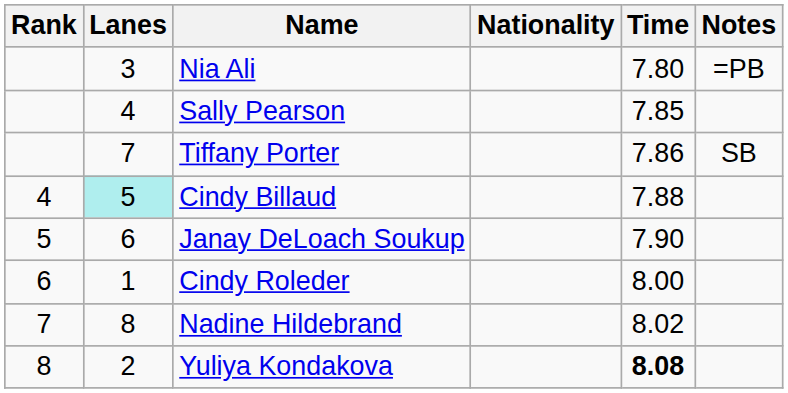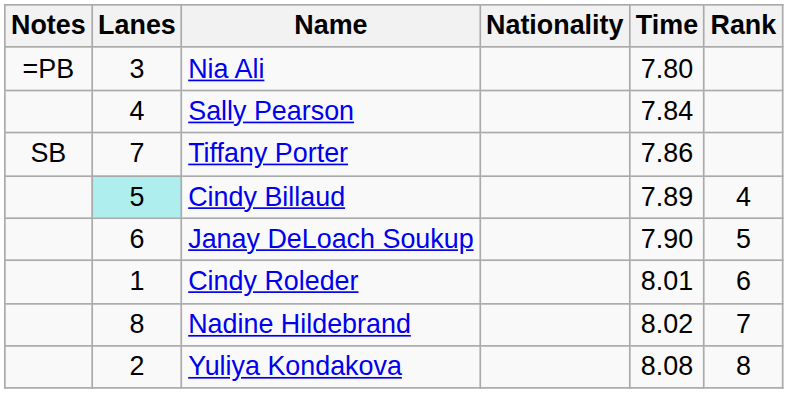columns swapped: (44, 25) <-> (739, 25)
(658, 111) 7.85 -> (667, 111) 7.84
(658, 196) 7.88 -> (667, 196) 7.89
(658, 281) 8.00 -> (667, 281) 8.01
(658, 366) bold -> (667, 366) normal
